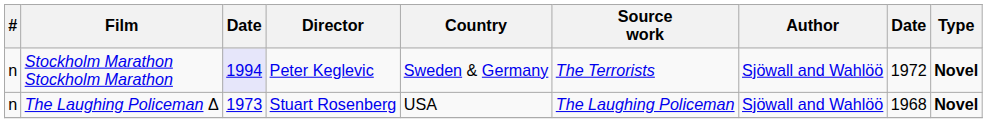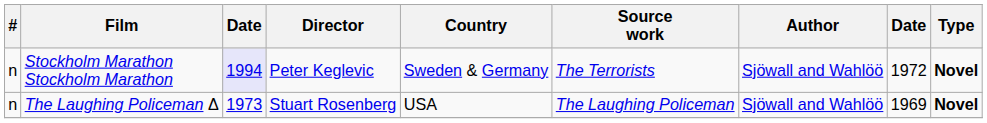(909, 104) 1968 -> (909, 104) 1969
